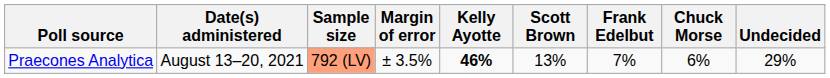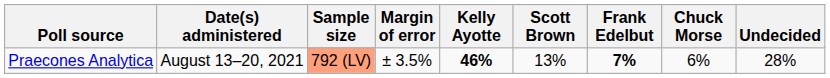(624, 61) normal -> (624, 61) bold
(780, 61) 29% -> (780, 61) 28%
